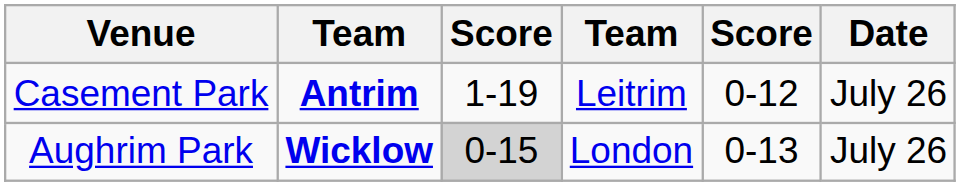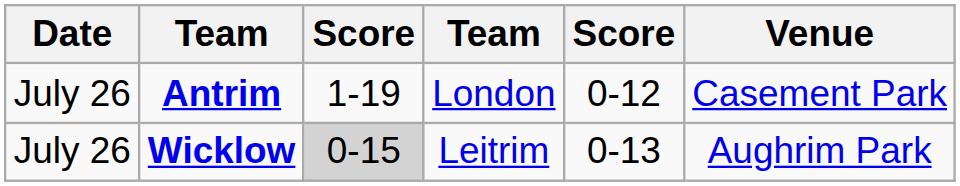columns swapped: (888, 33) <-> (141, 33)
(631, 92) Leitrim -> (494, 92) London
(631, 151) London -> (494, 151) Leitrim
